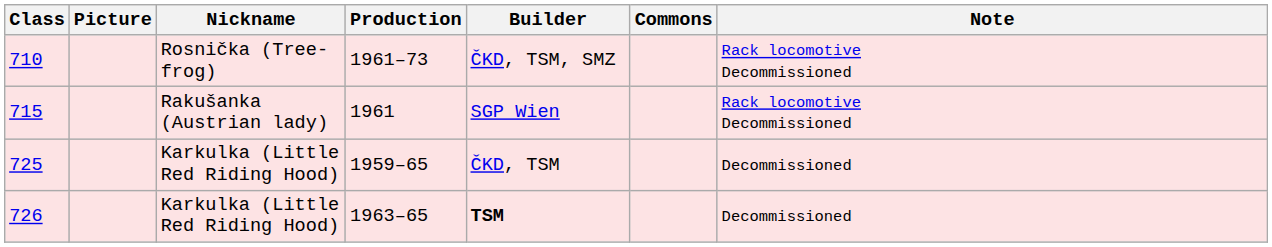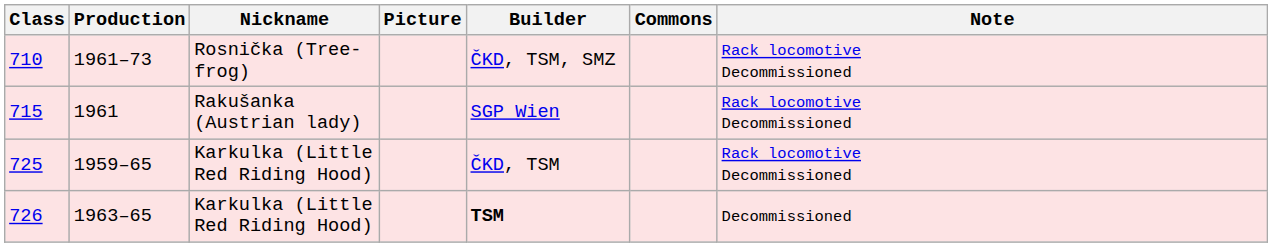columns swapped: (113, 20) <-> (406, 20)
(787, 165) Decommissioned -> (791, 165) Rack locomotive Decommissioned
